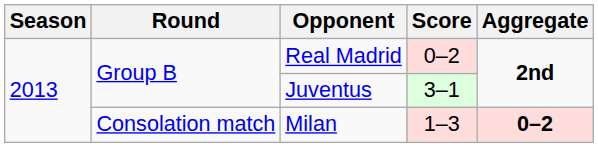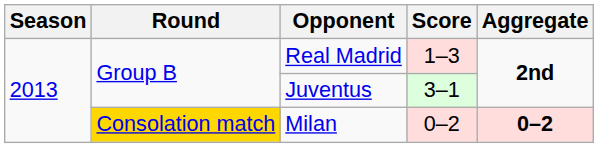(442, 55) 0–2 -> (442, 55) 1–3
(186, 124) no background -> (186, 124) gold background
(442, 124) 1–3 -> (442, 124) 0–2
